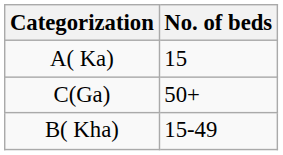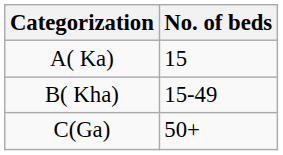rows swapped: (82, 130) <-> (82, 94)
